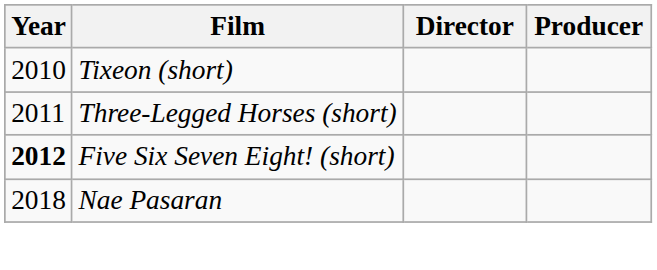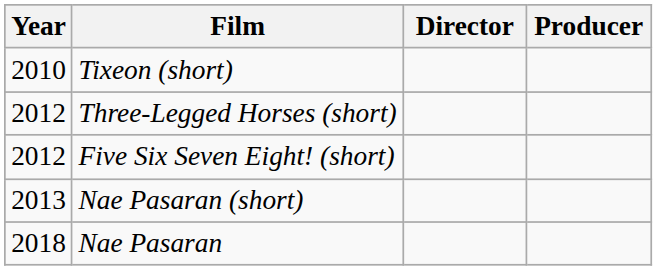(38, 112) 2011 -> (39, 112) 2012
(39, 156) bold -> (39, 156) normal
+ row: (191, 199)
